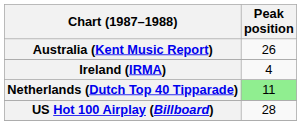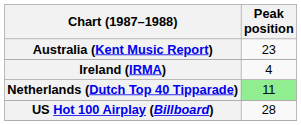(269, 49) 26 -> (269, 49) 23
